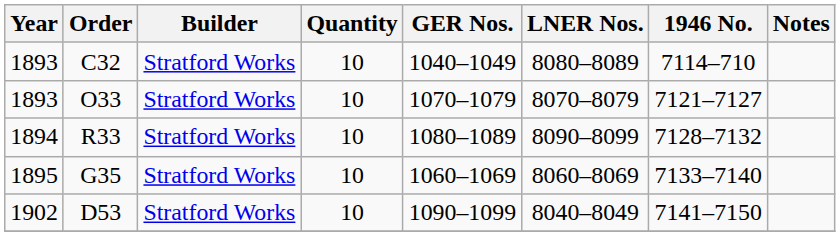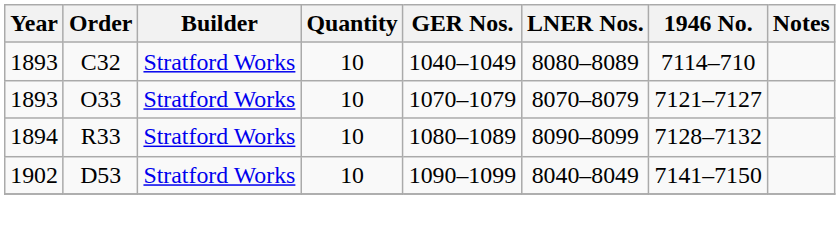- row: (101, 174)
